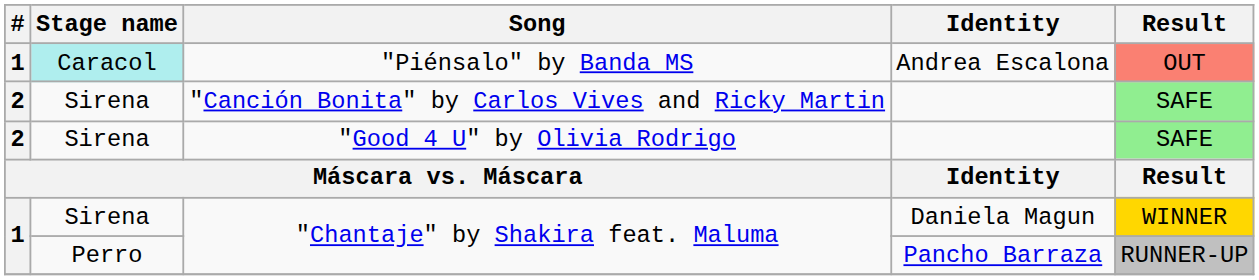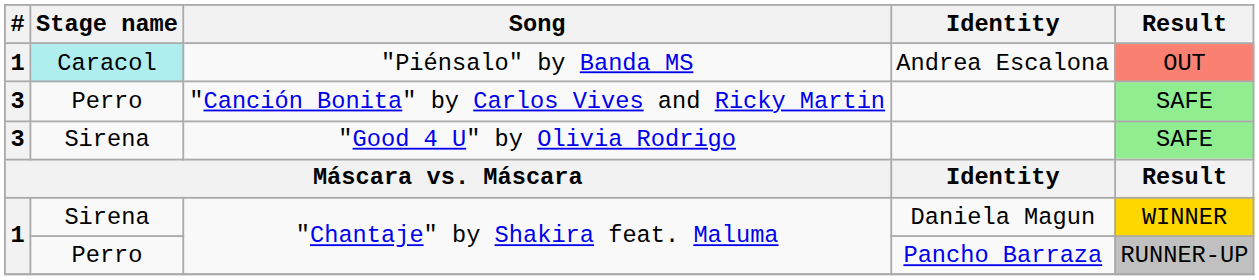(18, 101) 2 -> (18, 101) 3
(107, 101) Sirena -> (107, 101) Perro
(18, 140) 2 -> (18, 140) 3
